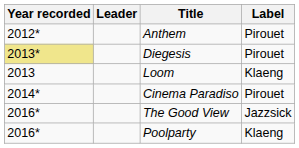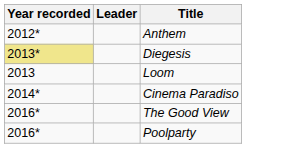- column: (268, 14)
